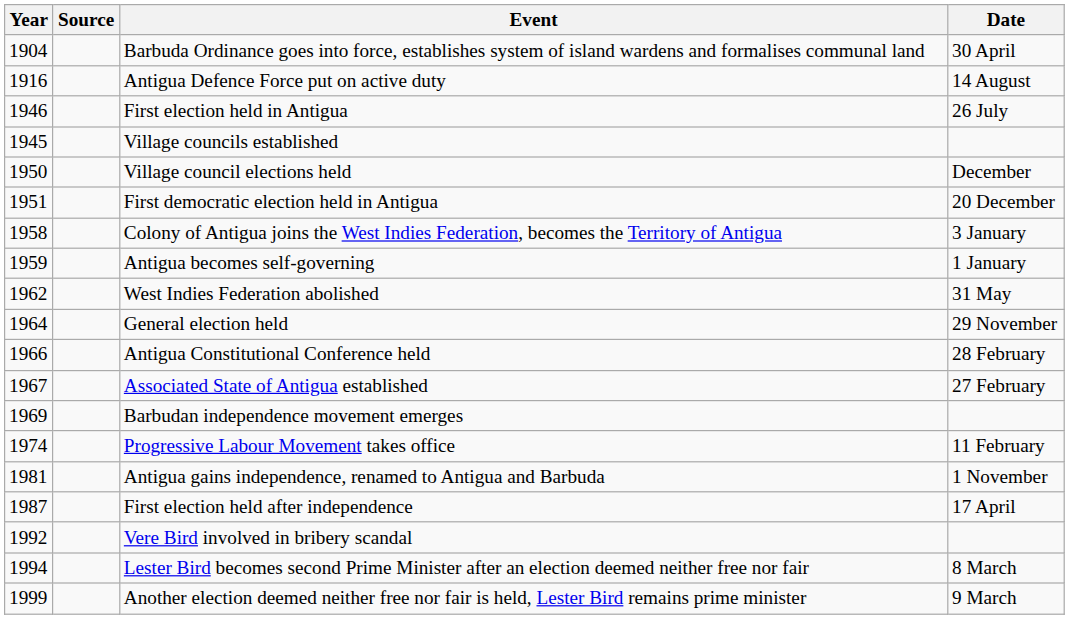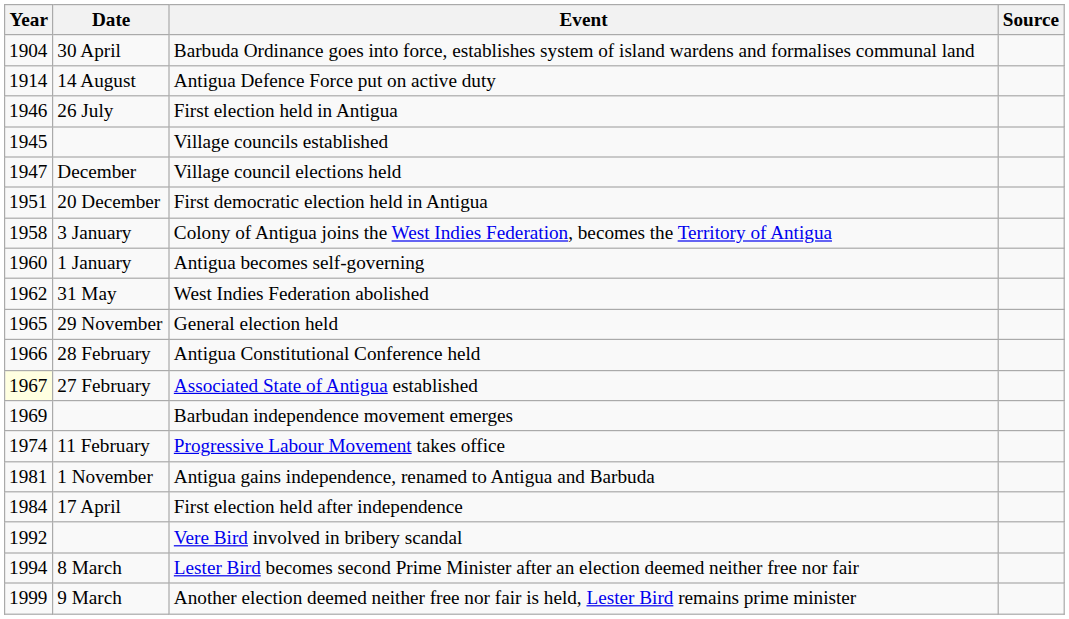columns swapped: (1006, 19) <-> (86, 19)
(28, 80) 1916 -> (28, 80) 1914
(28, 171) 1950 -> (28, 171) 1947
(28, 263) 1959 -> (28, 263) 1960
(28, 324) 1964 -> (28, 324) 1965
(28, 385) no background -> (28, 385) lightyellow background
(28, 506) 1987 -> (28, 506) 1984
